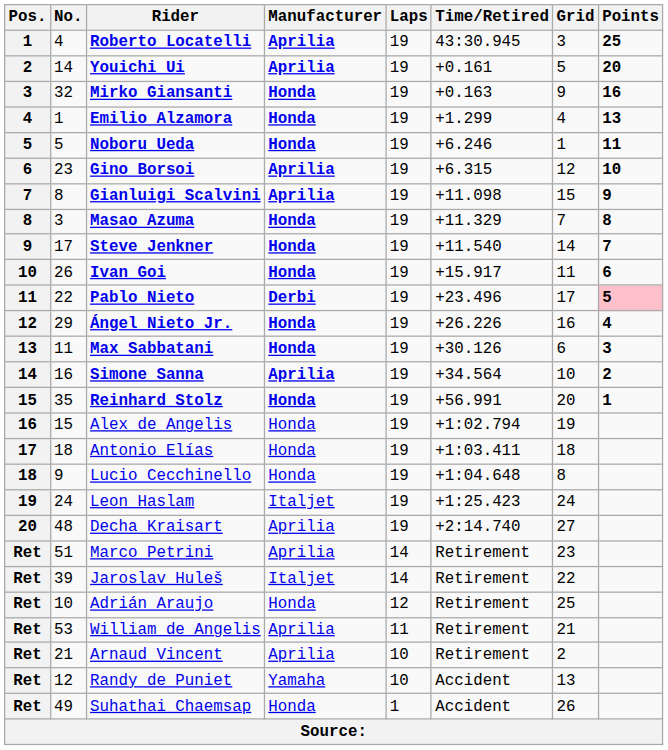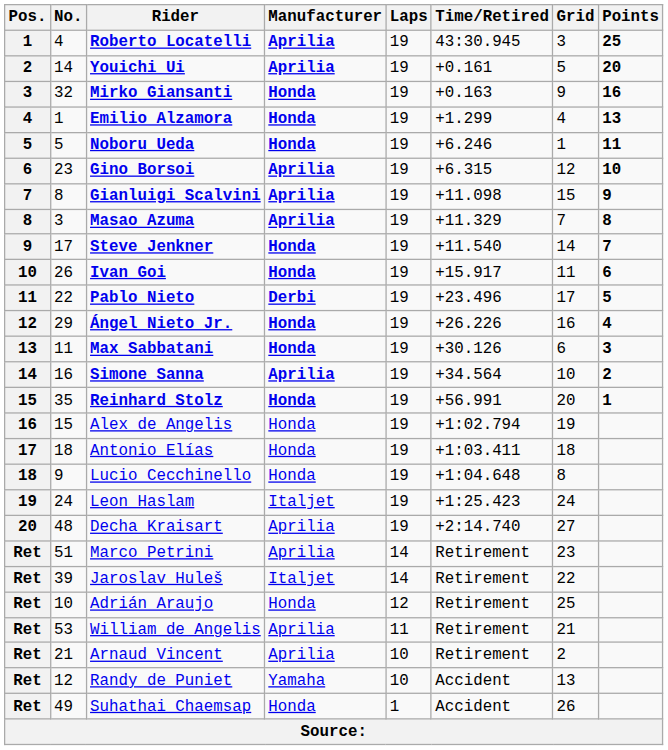(292, 222) Honda -> (302, 222) Aprilia
(607, 298) pink background -> (607, 298) no background
